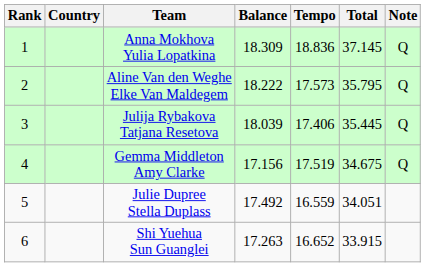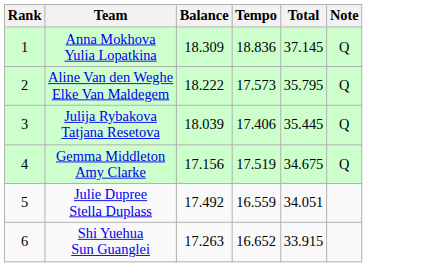- column: (74, 15)
